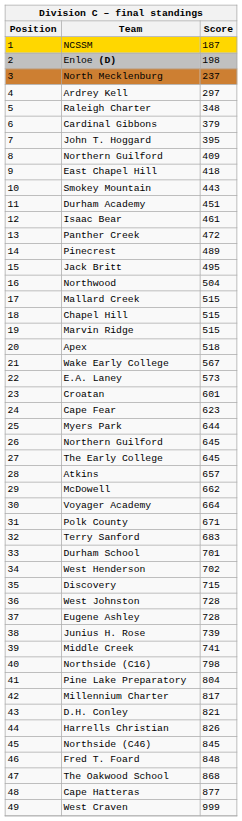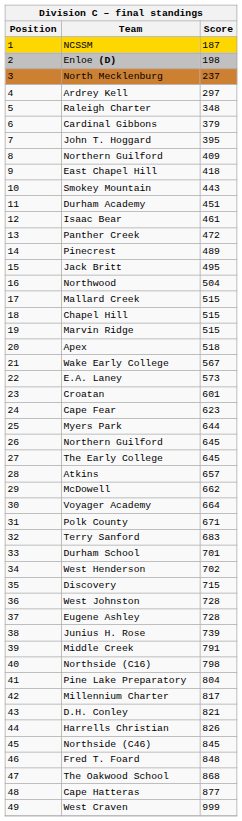(211, 649) 741 -> (211, 649) 791
